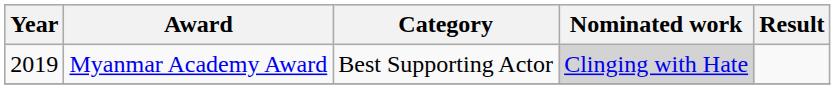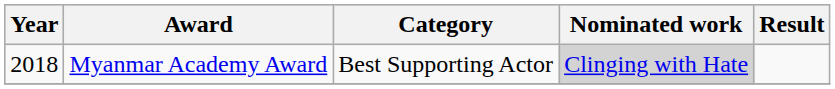(34, 64) 2019 -> (34, 64) 2018
